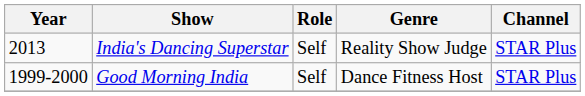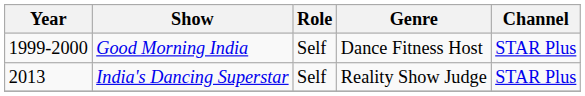rows swapped: (172, 76) <-> (192, 47)
